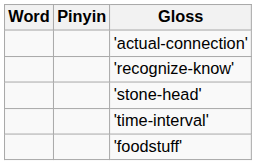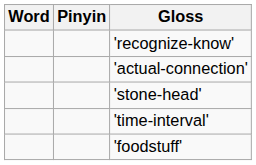rows swapped: (181, 43) <-> (174, 69)
